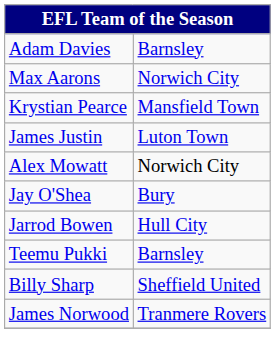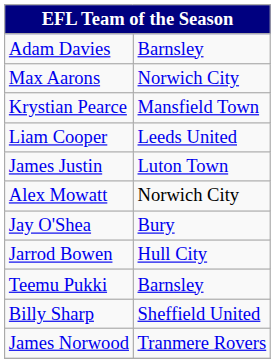+ row: (58, 136)
